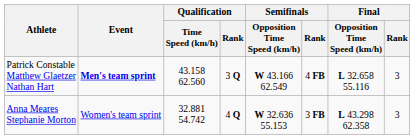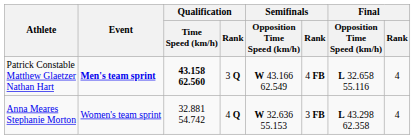(192, 76) normal -> (192, 76) bold
(397, 76) 3 -> (397, 76) 4
(397, 115) 3 -> (397, 115) 4
